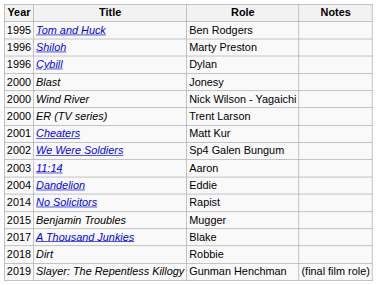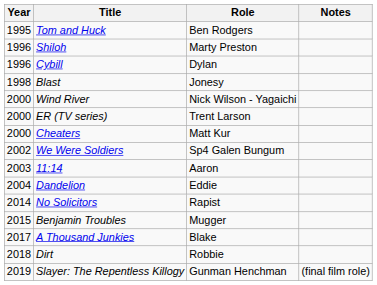(19, 82) 2000 -> (19, 82) 1998
(19, 133) 2001 -> (19, 133) 2000
